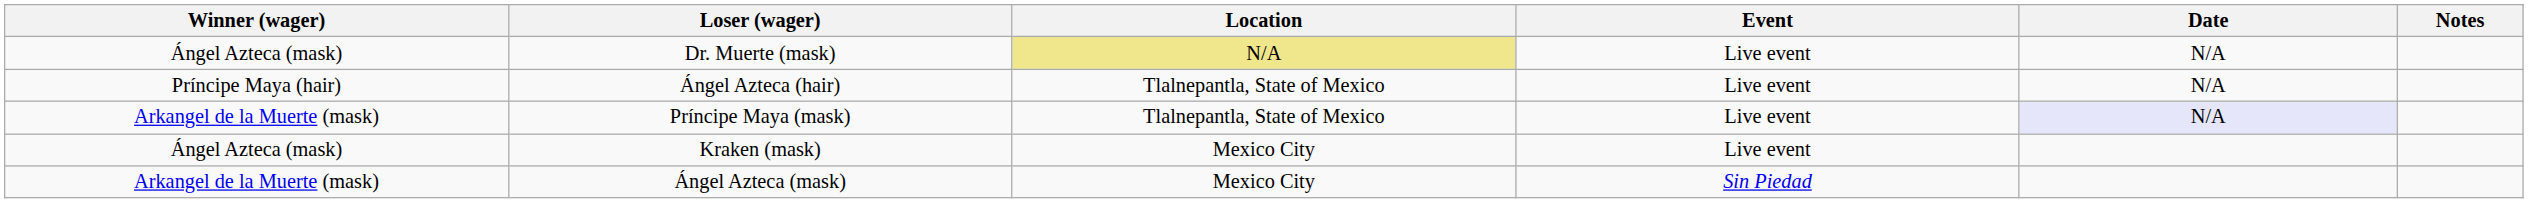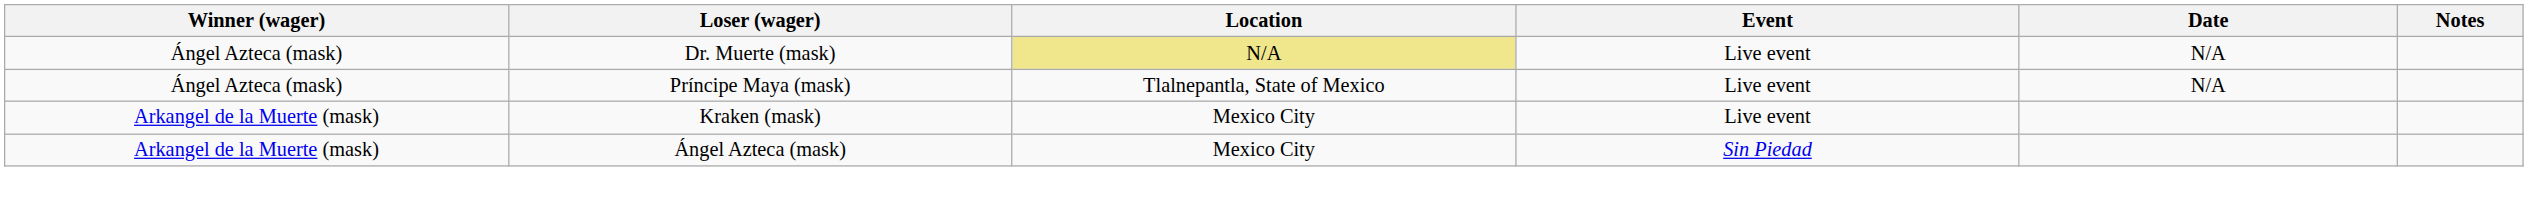- row: (760, 85)
(256, 117) Arkangel de la Muerte (mask) -> (256, 85) Ángel Azteca (mask)
(2208, 117) lavender background -> (2208, 85) no background
(256, 149) Ángel Azteca (mask) -> (256, 117) Arkangel de la Muerte (mask)
